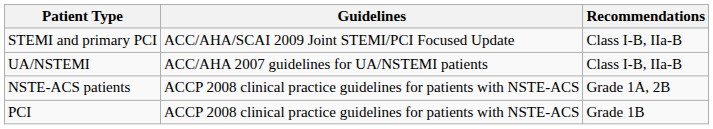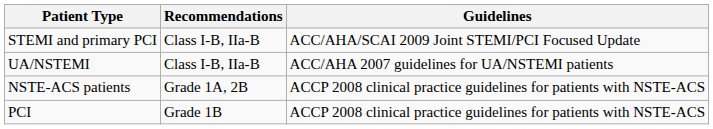columns swapped: (372, 16) <-> (646, 16)
